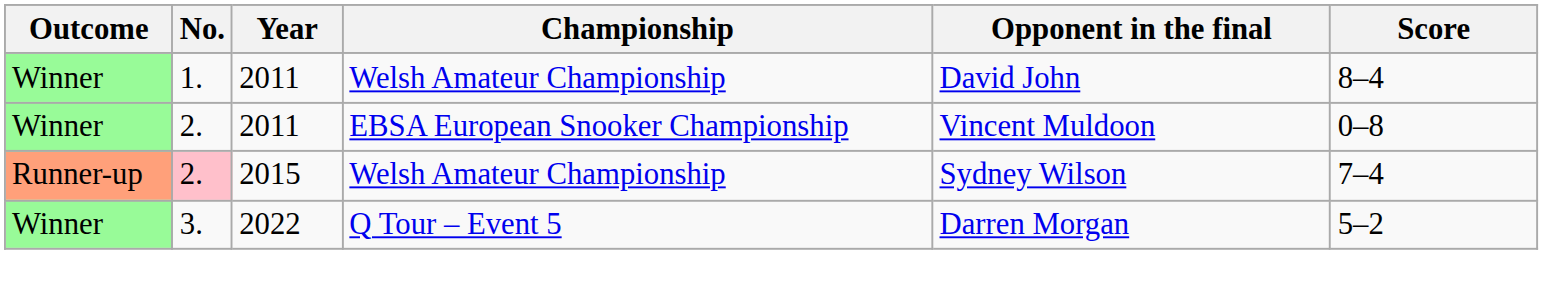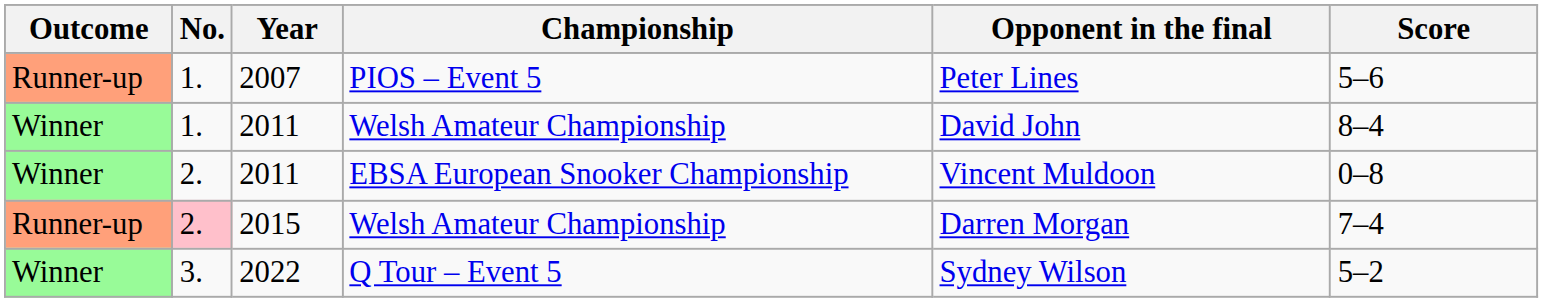+ row: (270, 77)
(1033, 175) Sydney Wilson -> (1034, 223) Darren Morgan
(1034, 223) Darren Morgan -> (1033, 272) Sydney Wilson
